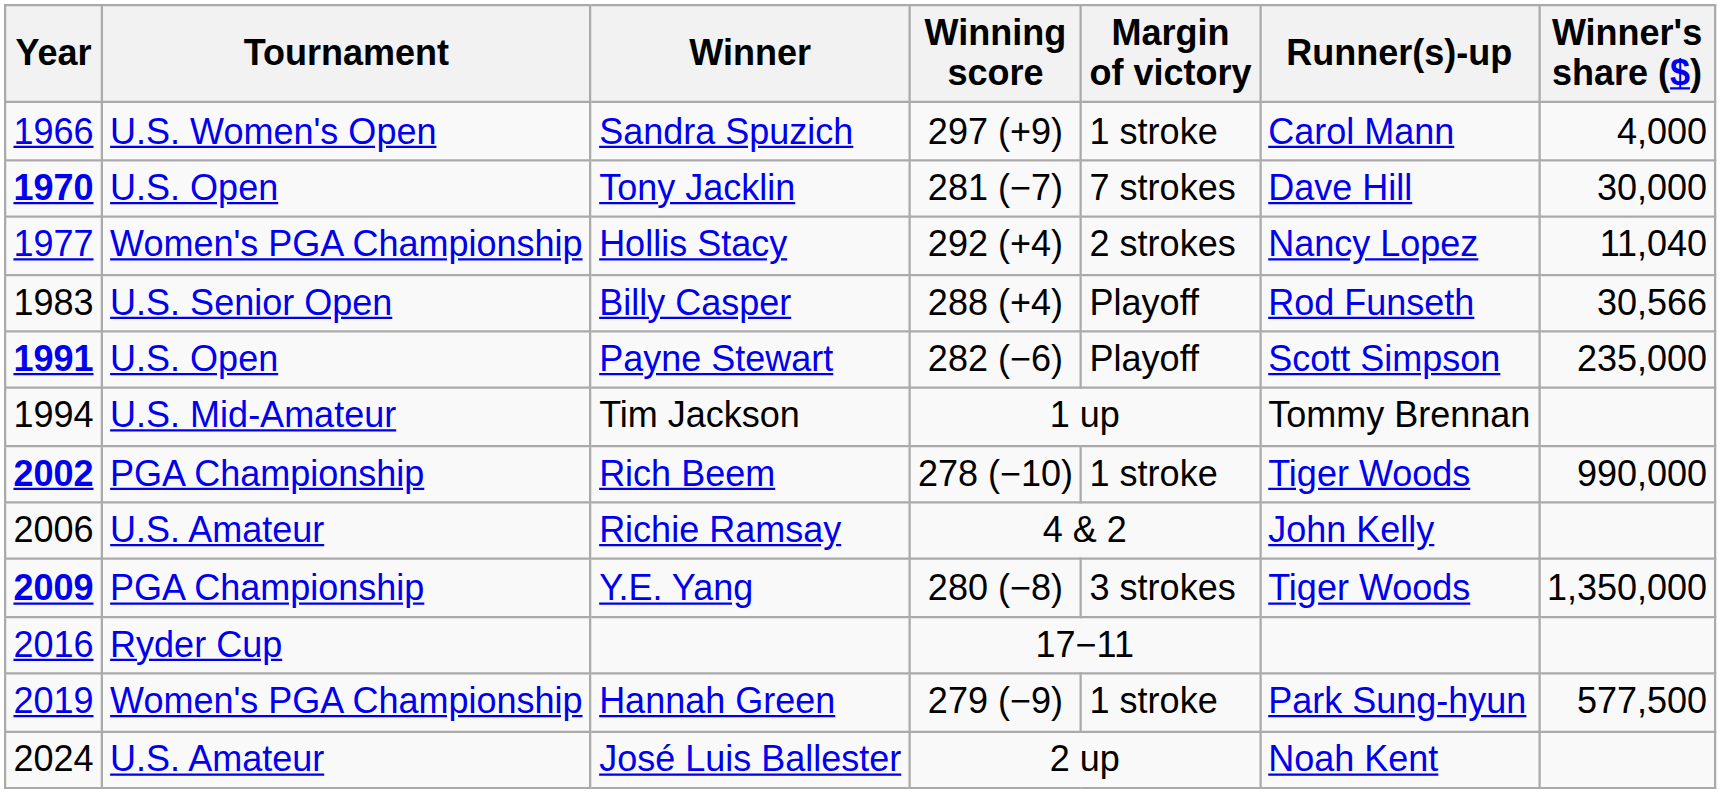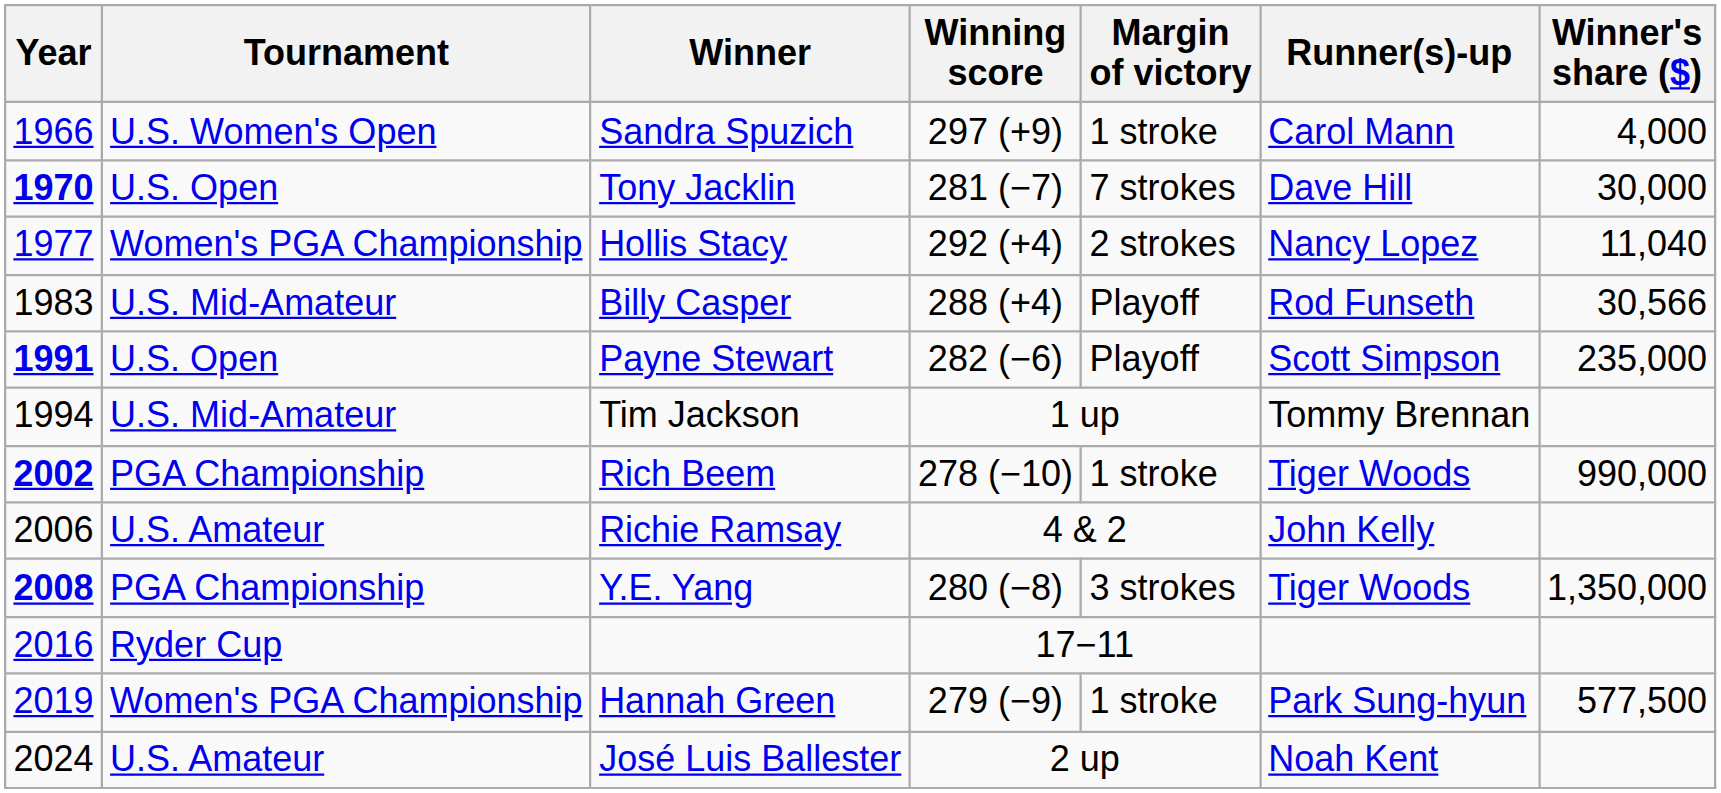(251, 301) U.S. Senior Open -> (253, 301) U.S. Mid-Amateur
(53, 587) 2009 -> (53, 587) 2008
